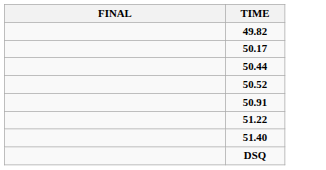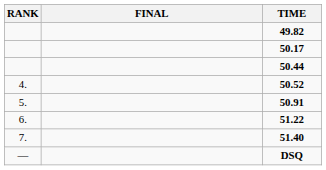+ column: (23, 13)
